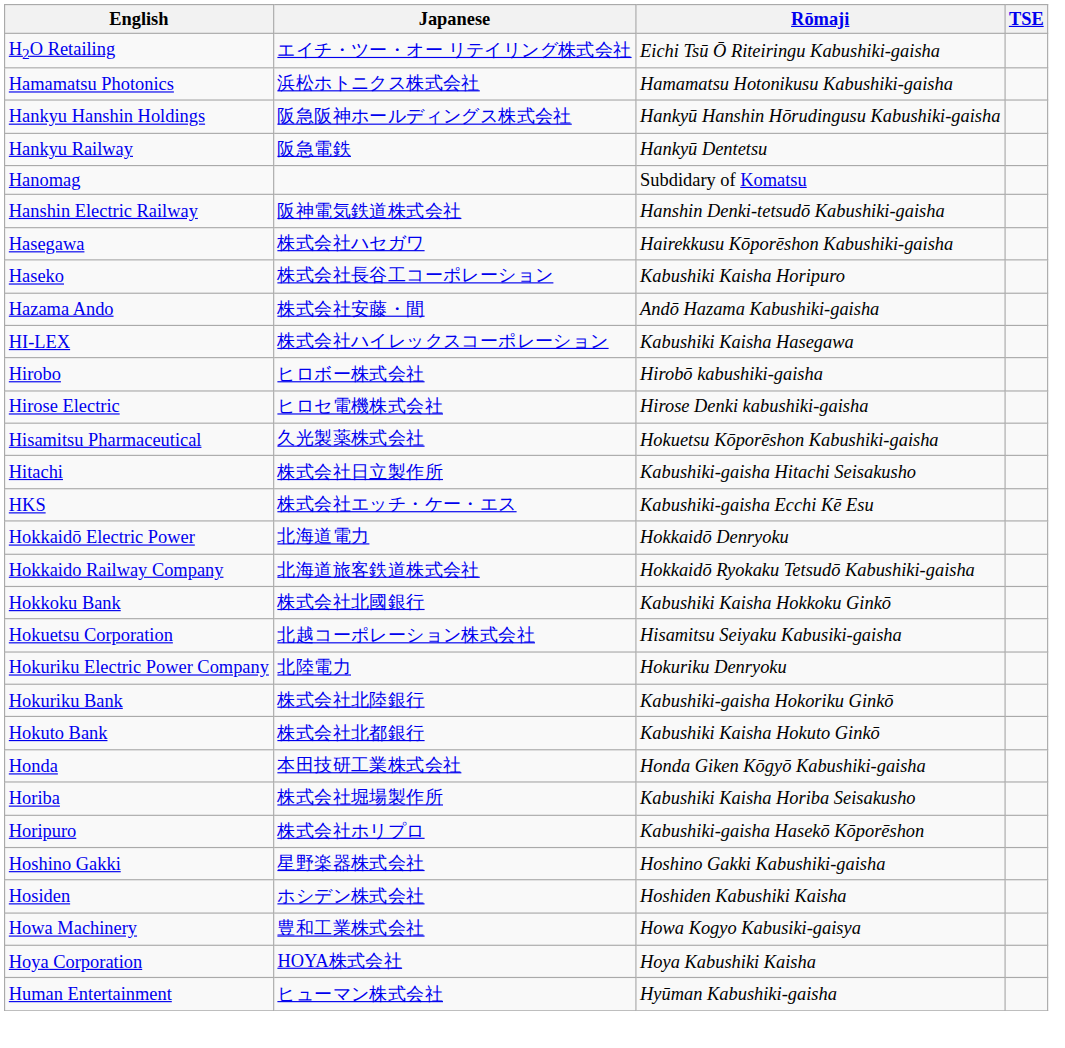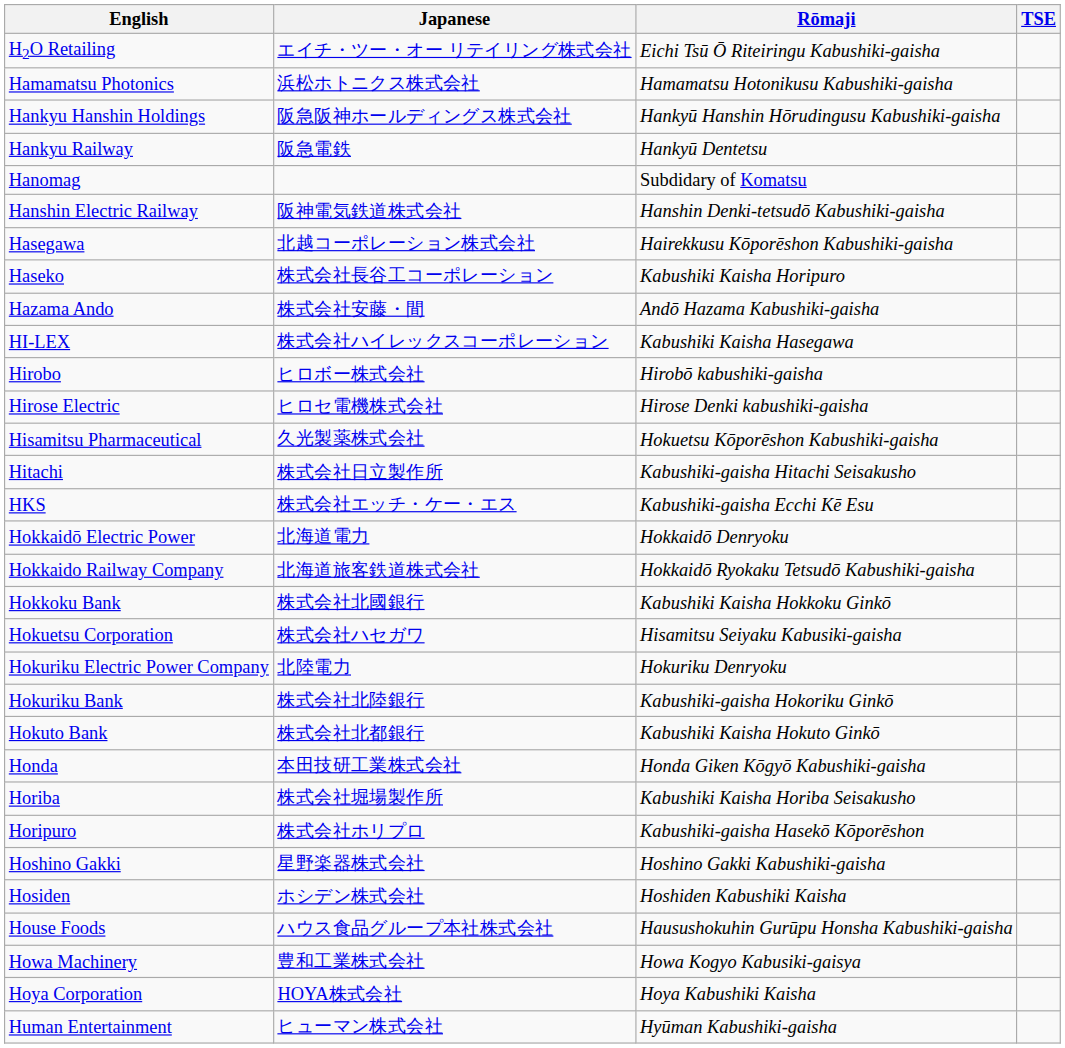(351, 243) 株式会社ハセガワ -> (406, 243) 北越コーポレーション株式会社
(406, 634) 北越コーポレーション株式会社 -> (351, 634) 株式会社ハセガワ
+ row: (57, 928)
